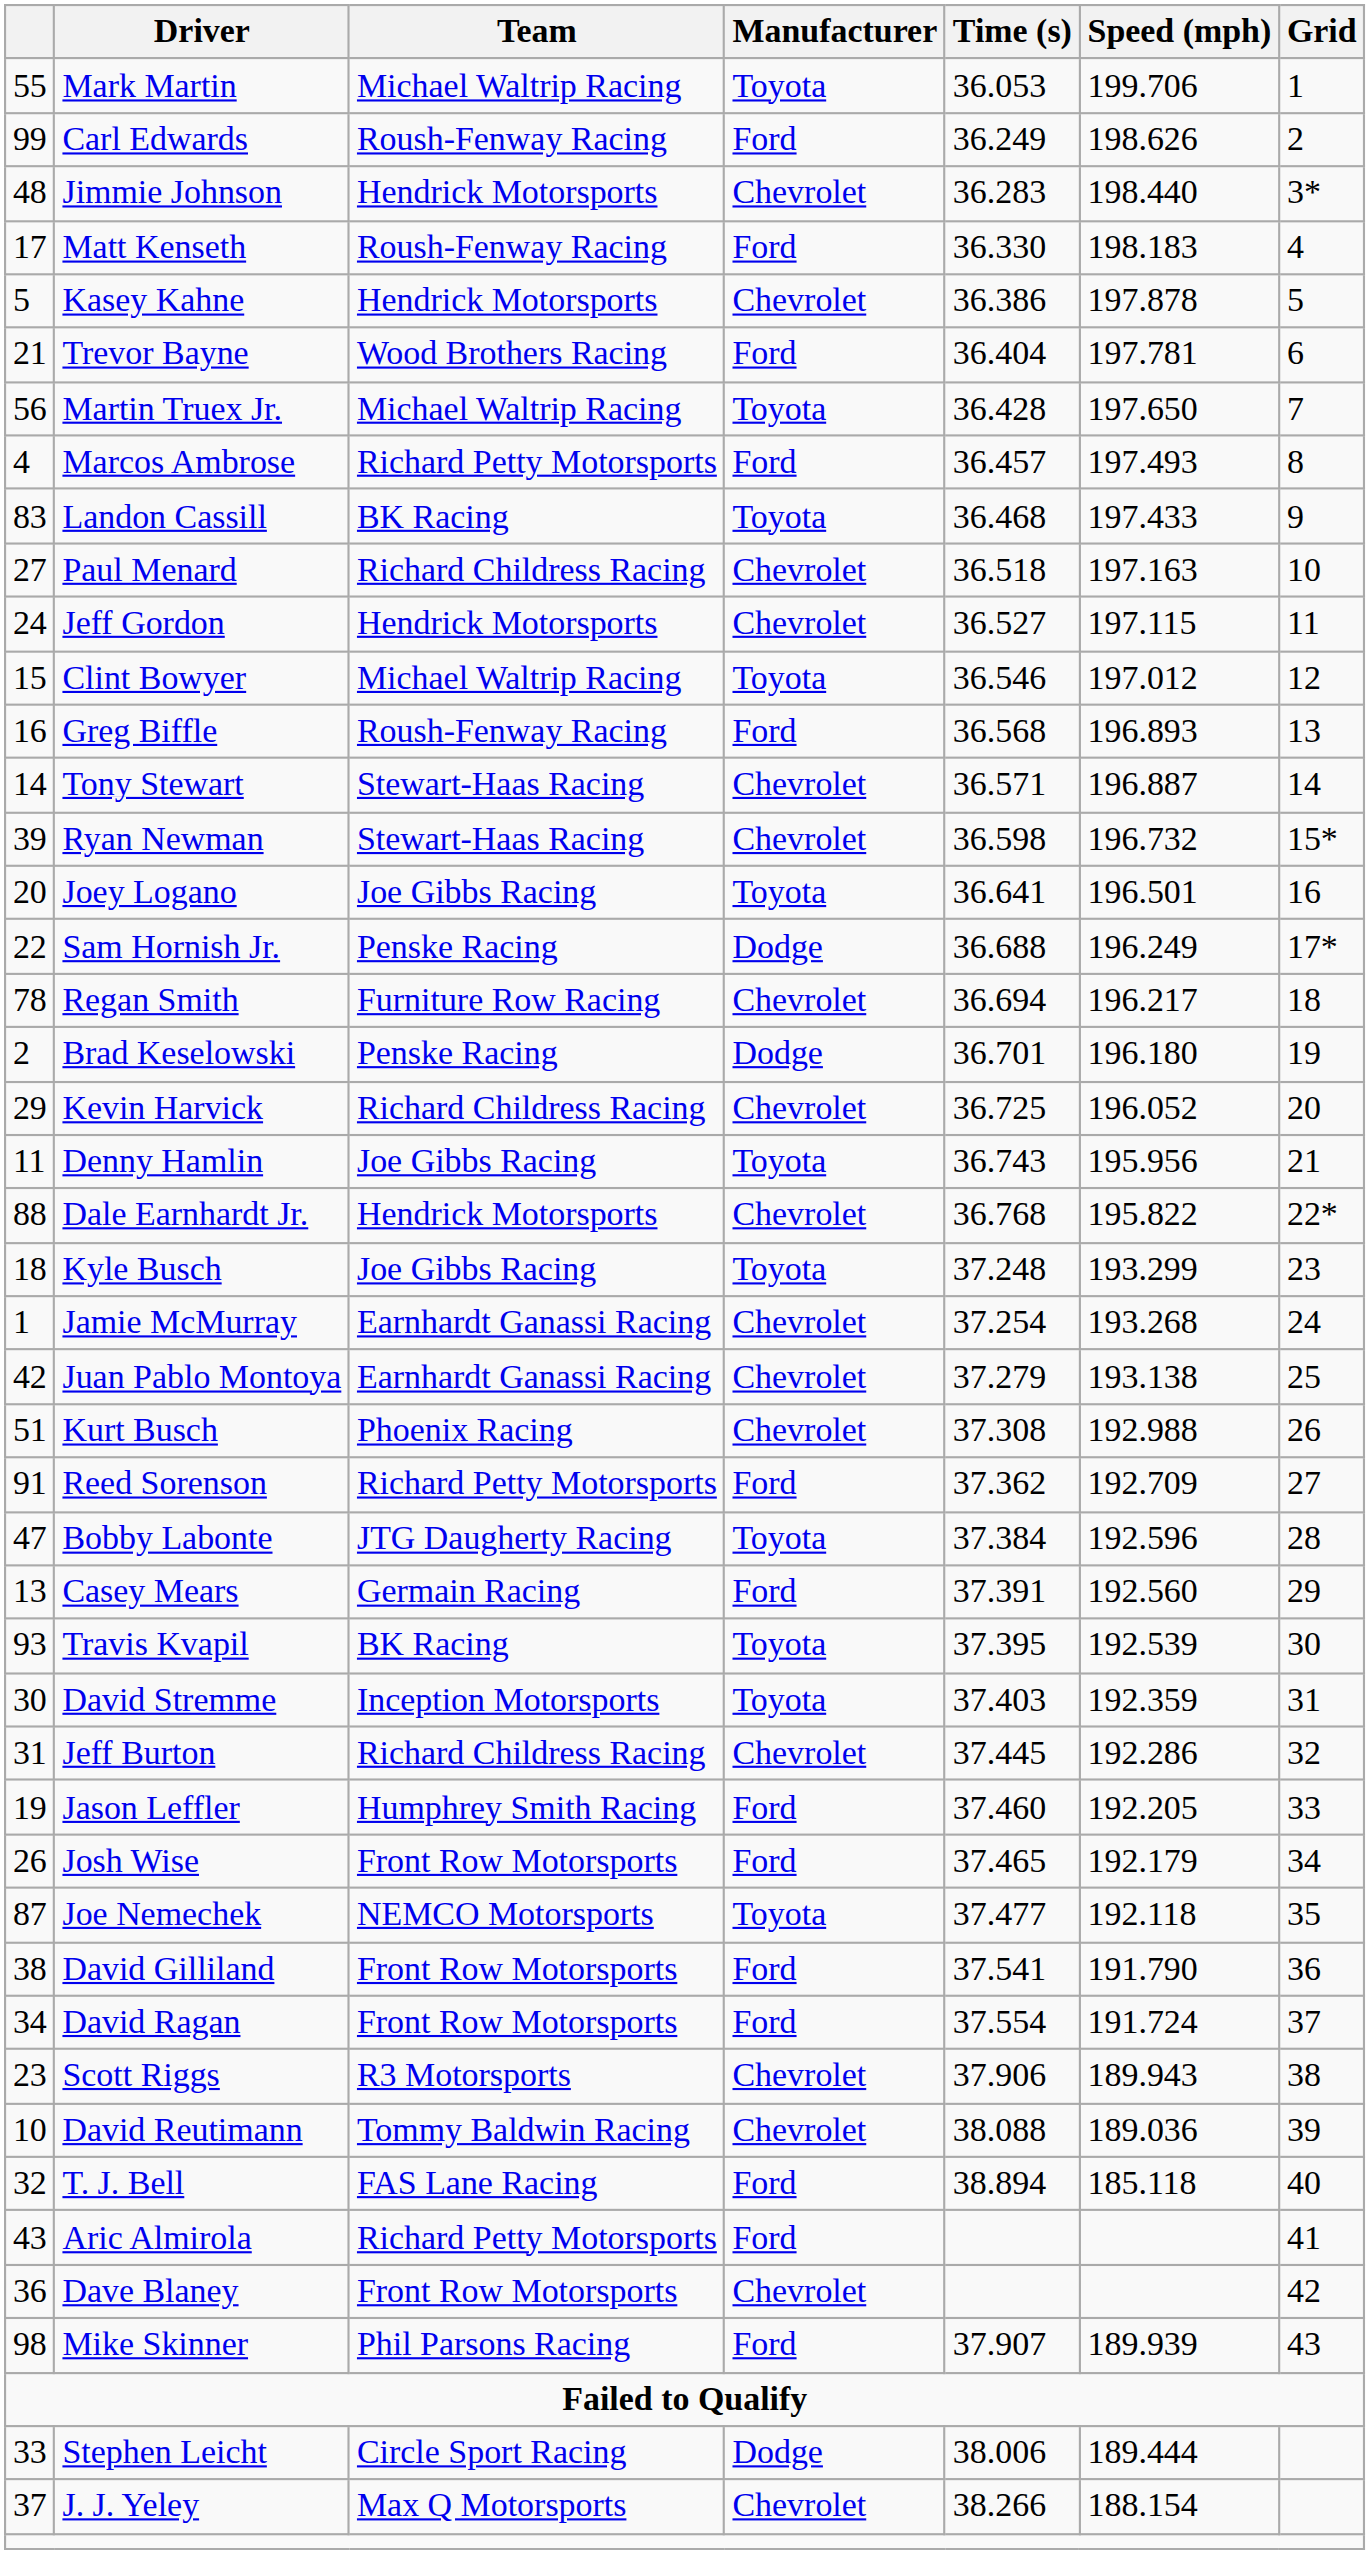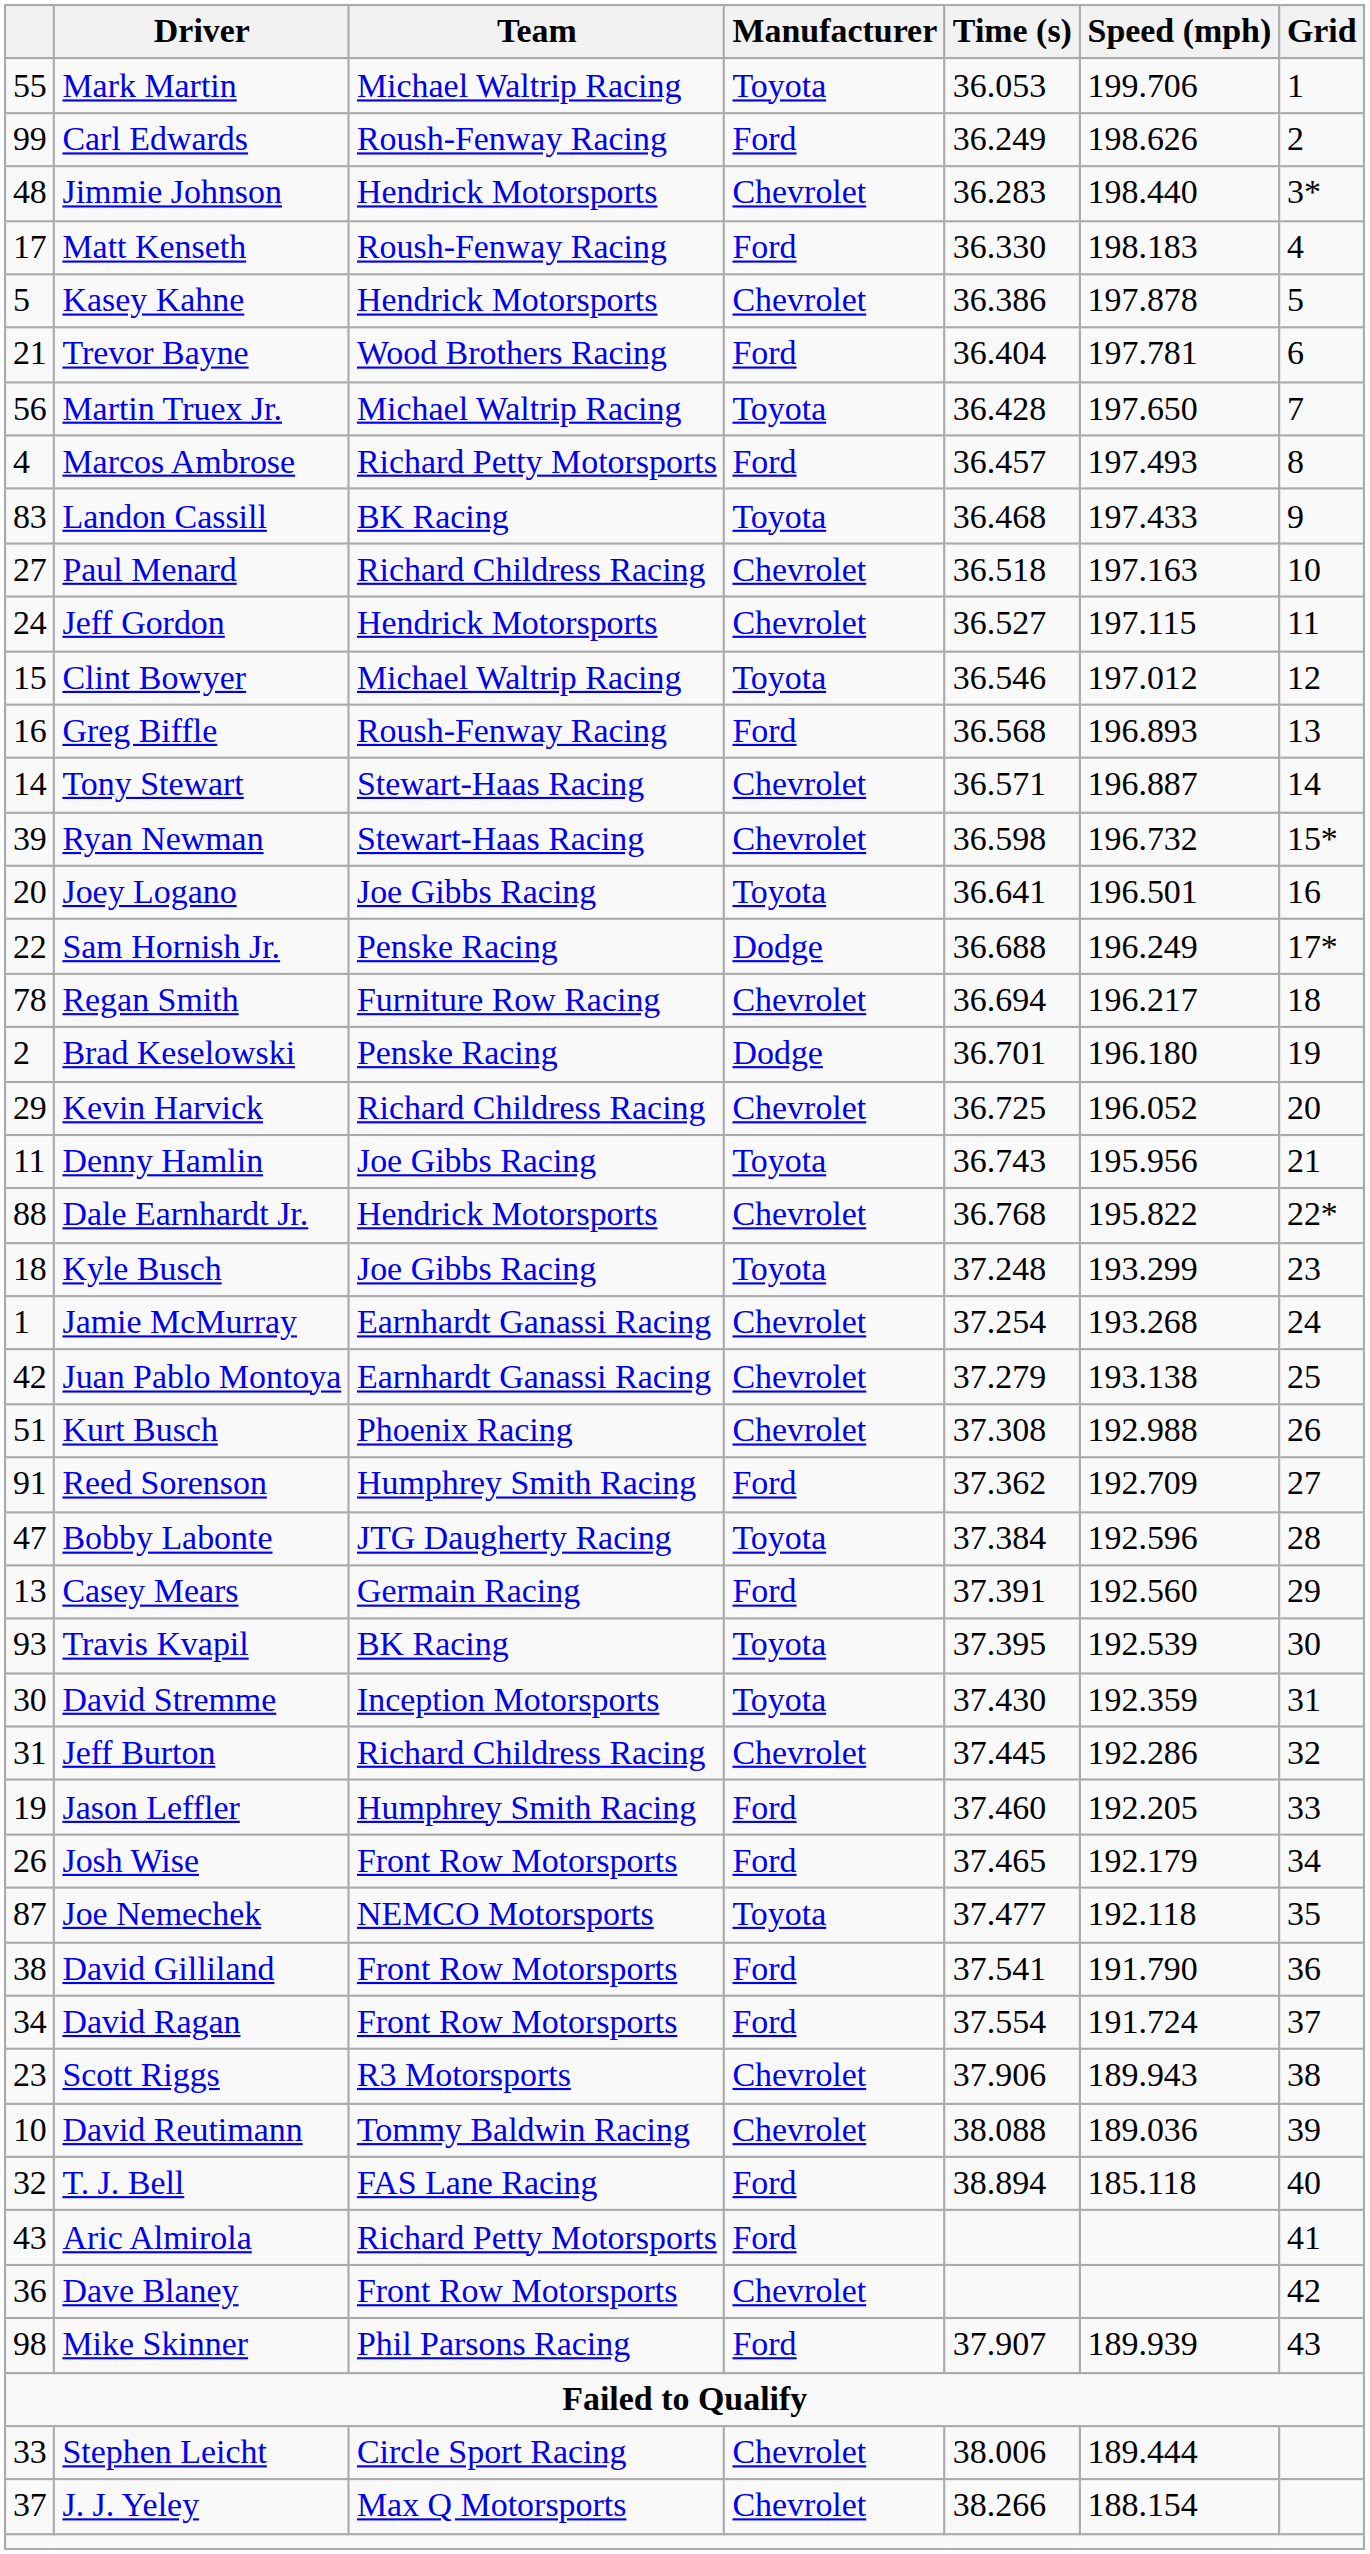(537, 1483) Richard Petty Motorsports -> (527, 1483) Humphrey Smith Racing
(1000, 1699) 37.403 -> (1000, 1699) 37.430
(778, 2452) Dodge -> (799, 2452) Chevrolet
